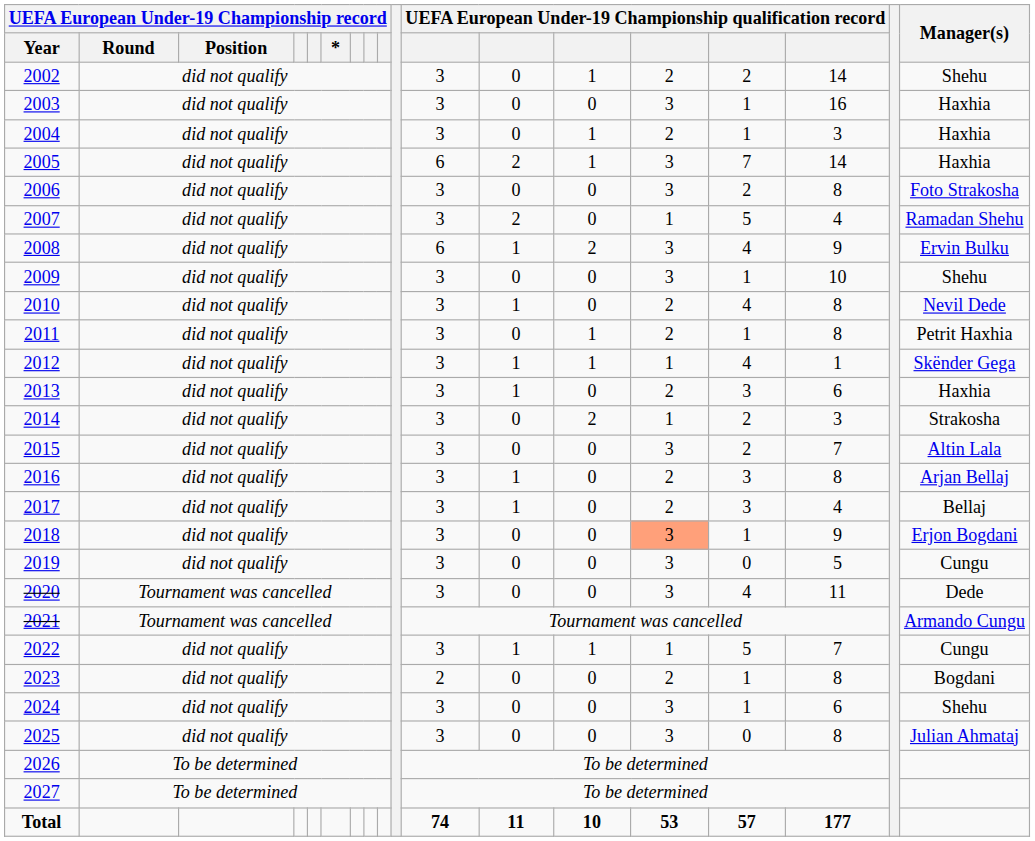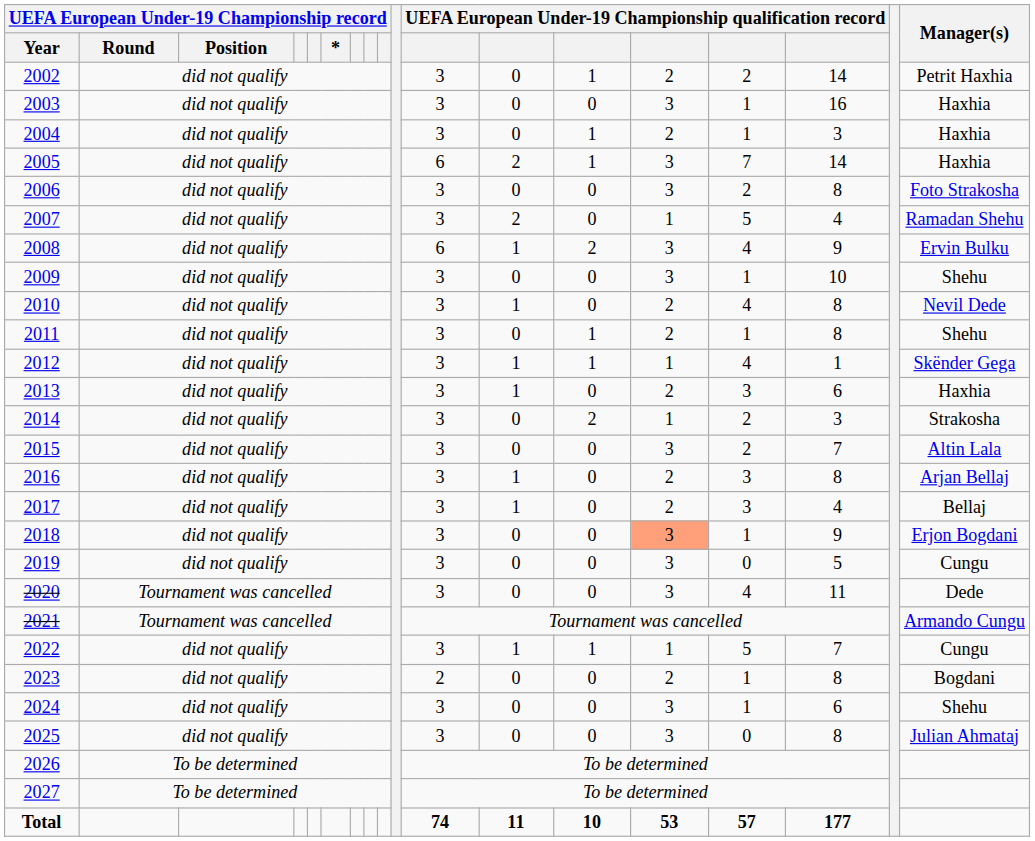(964, 76) Shehu -> (964, 76) Petrit Haxhia
(964, 334) Petrit Haxhia -> (964, 334) Shehu
